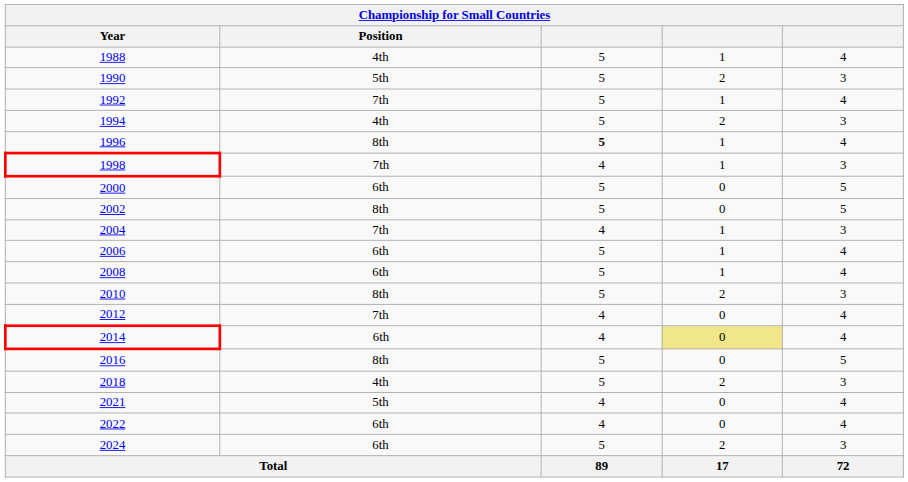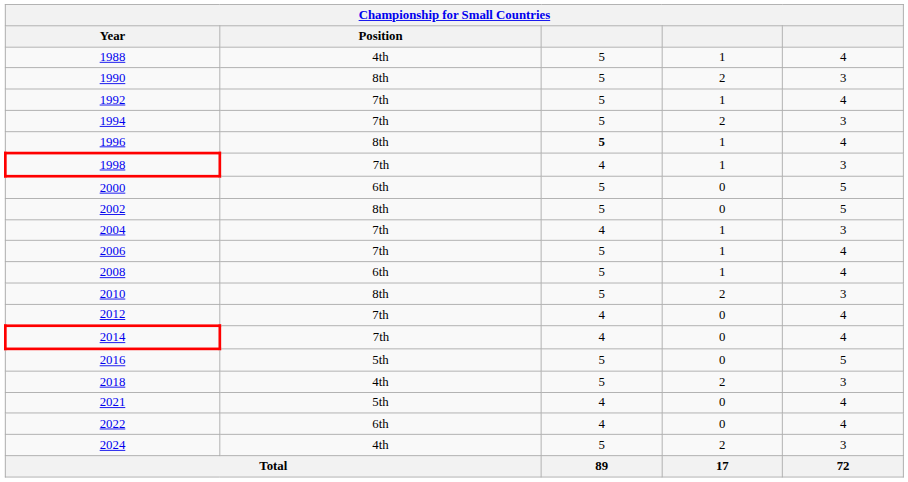(380, 78) 5th -> (380, 78) 8th
(380, 121) 4th -> (380, 121) 7th
(380, 251) 6th -> (380, 251) 7th
(381, 337) 6th -> (381, 337) 7th
(722, 337) khaki background -> (722, 337) no background
(380, 360) 8th -> (380, 360) 5th
(380, 445) 6th -> (380, 445) 4th
